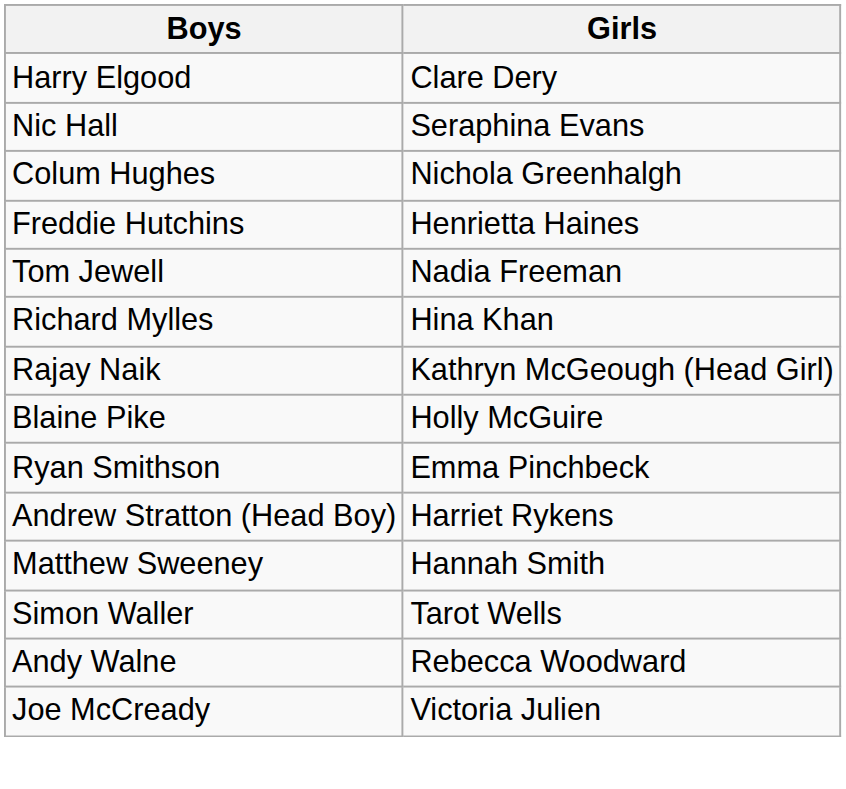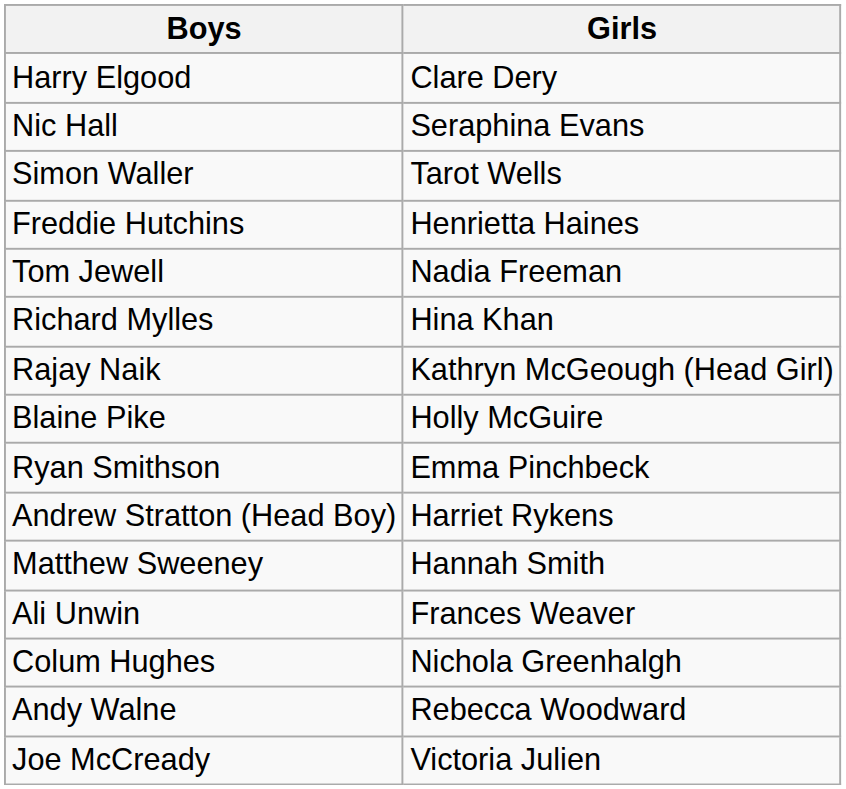rows swapped: (114, 175) <-> (103, 613)
+ row: (76, 613)
